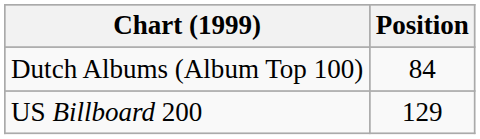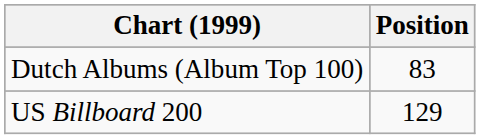(422, 68) 84 -> (422, 68) 83
